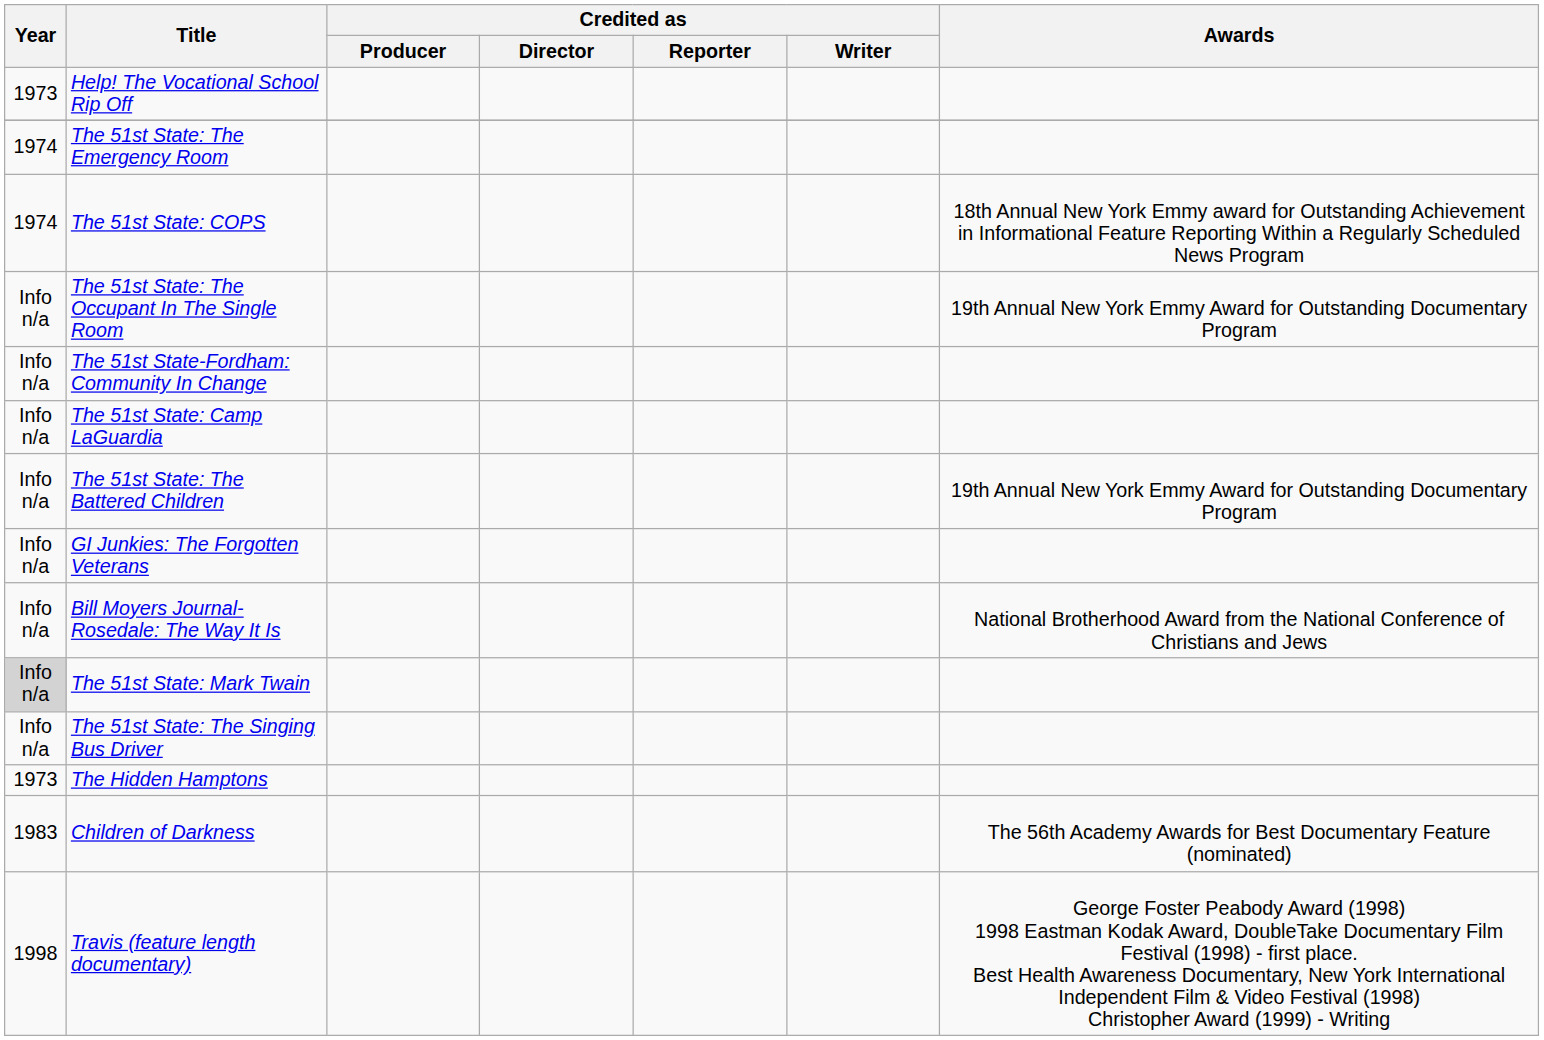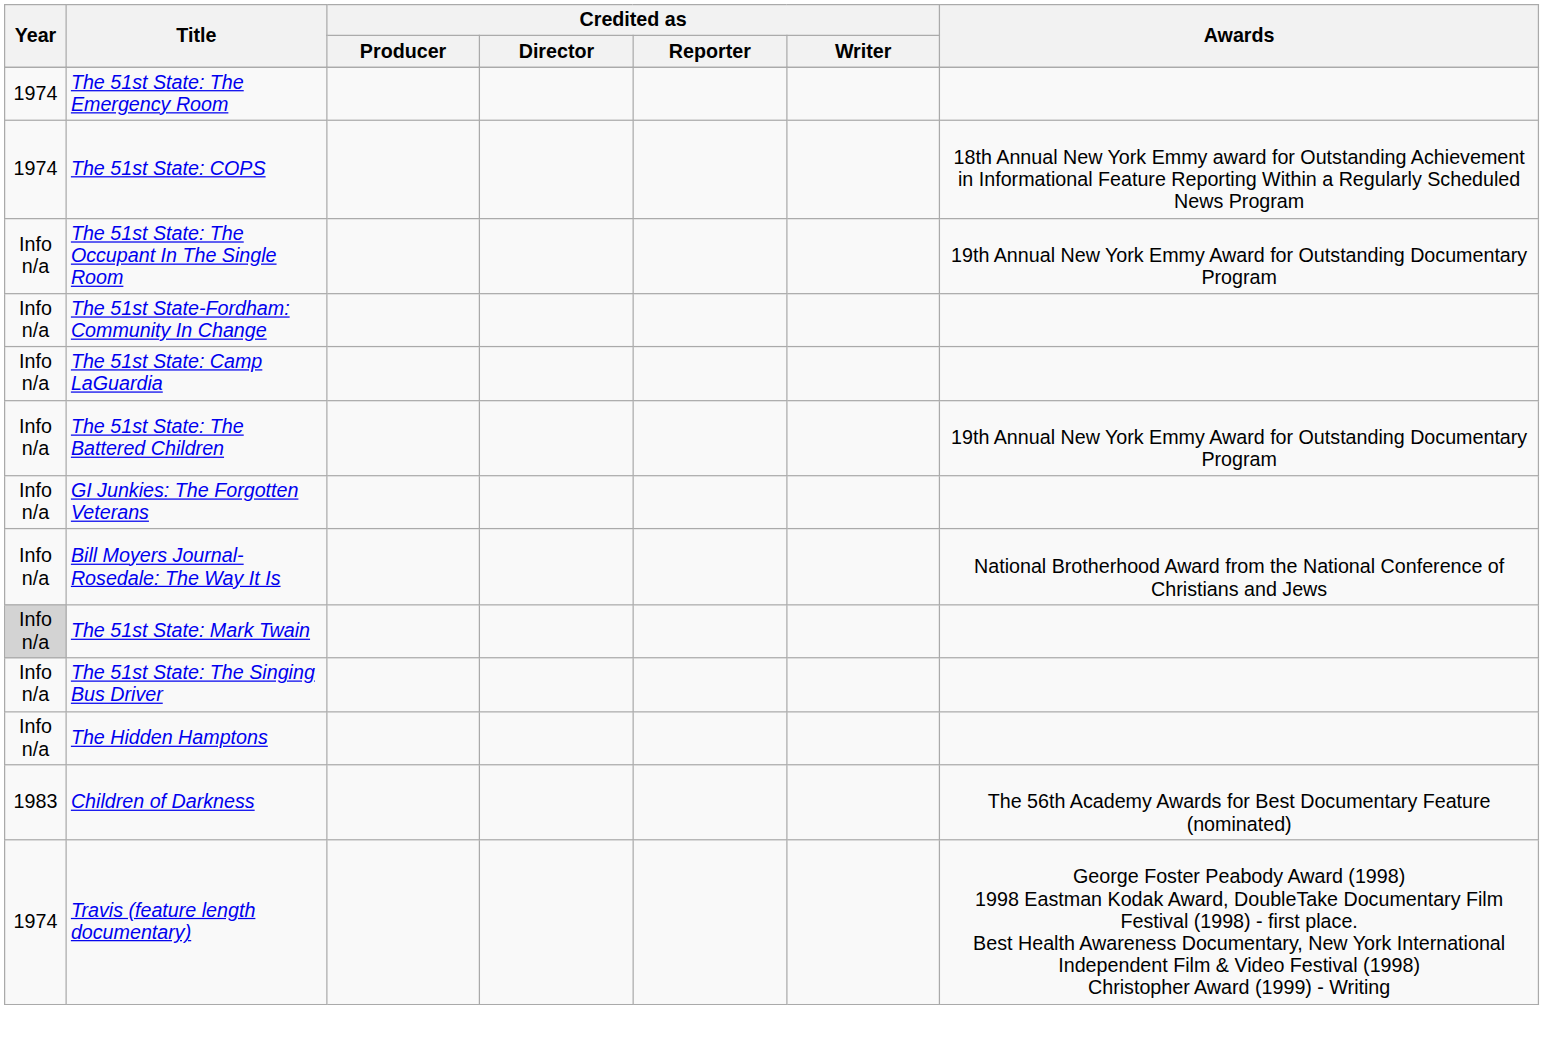- row: (195, 93)
(35, 780) 1973 -> (35, 737) Info n/a
(35, 953) 1998 -> (35, 922) 1974
